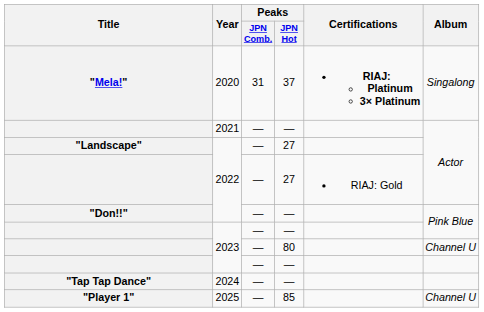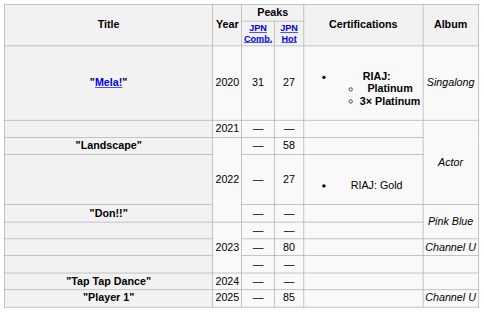(289, 83) 37 -> (289, 83) 27
(289, 146) 27 -> (289, 146) 58
